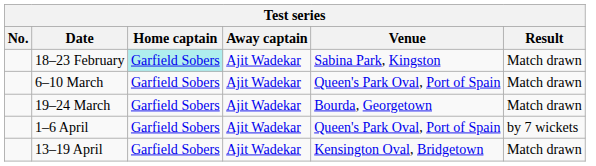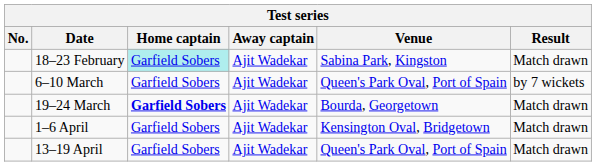(544, 82) Match drawn -> (549, 82) by 7 wickets
(175, 104) normal -> (178, 104) bold
(407, 127) Queen's Park Oval, Port of Spain -> (405, 127) Kensington Oval, Bridgetown
(543, 127) by 7 wickets -> (551, 127) Match drawn
(399, 149) Kensington Oval, Bridgetown -> (414, 149) Queen's Park Oval, Port of Spain
